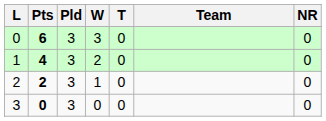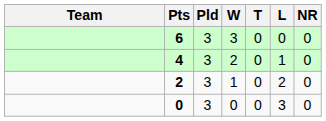columns swapped: (214, 15) <-> (16, 15)
